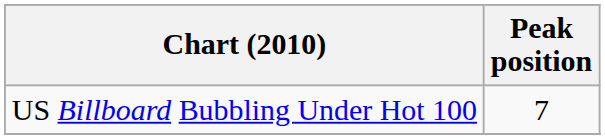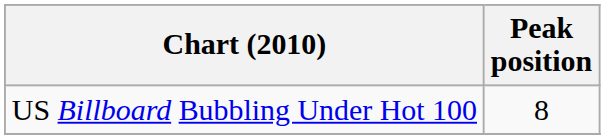(542, 109) 7 -> (542, 109) 8
